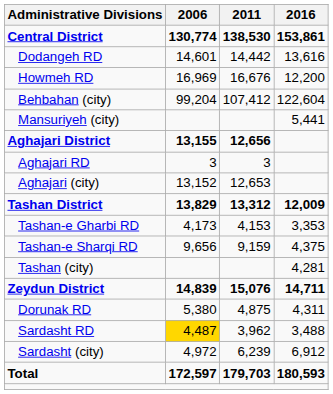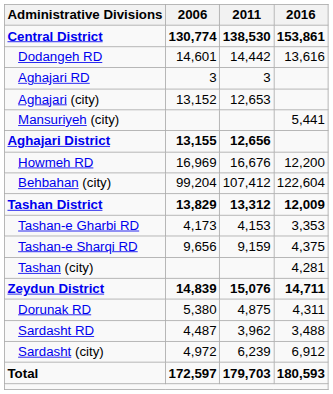rows swapped: (56, 78) <-> (54, 162)
rows swapped: (65, 99) <-> (59, 183)
(200, 330) gold background -> (200, 330) no background
